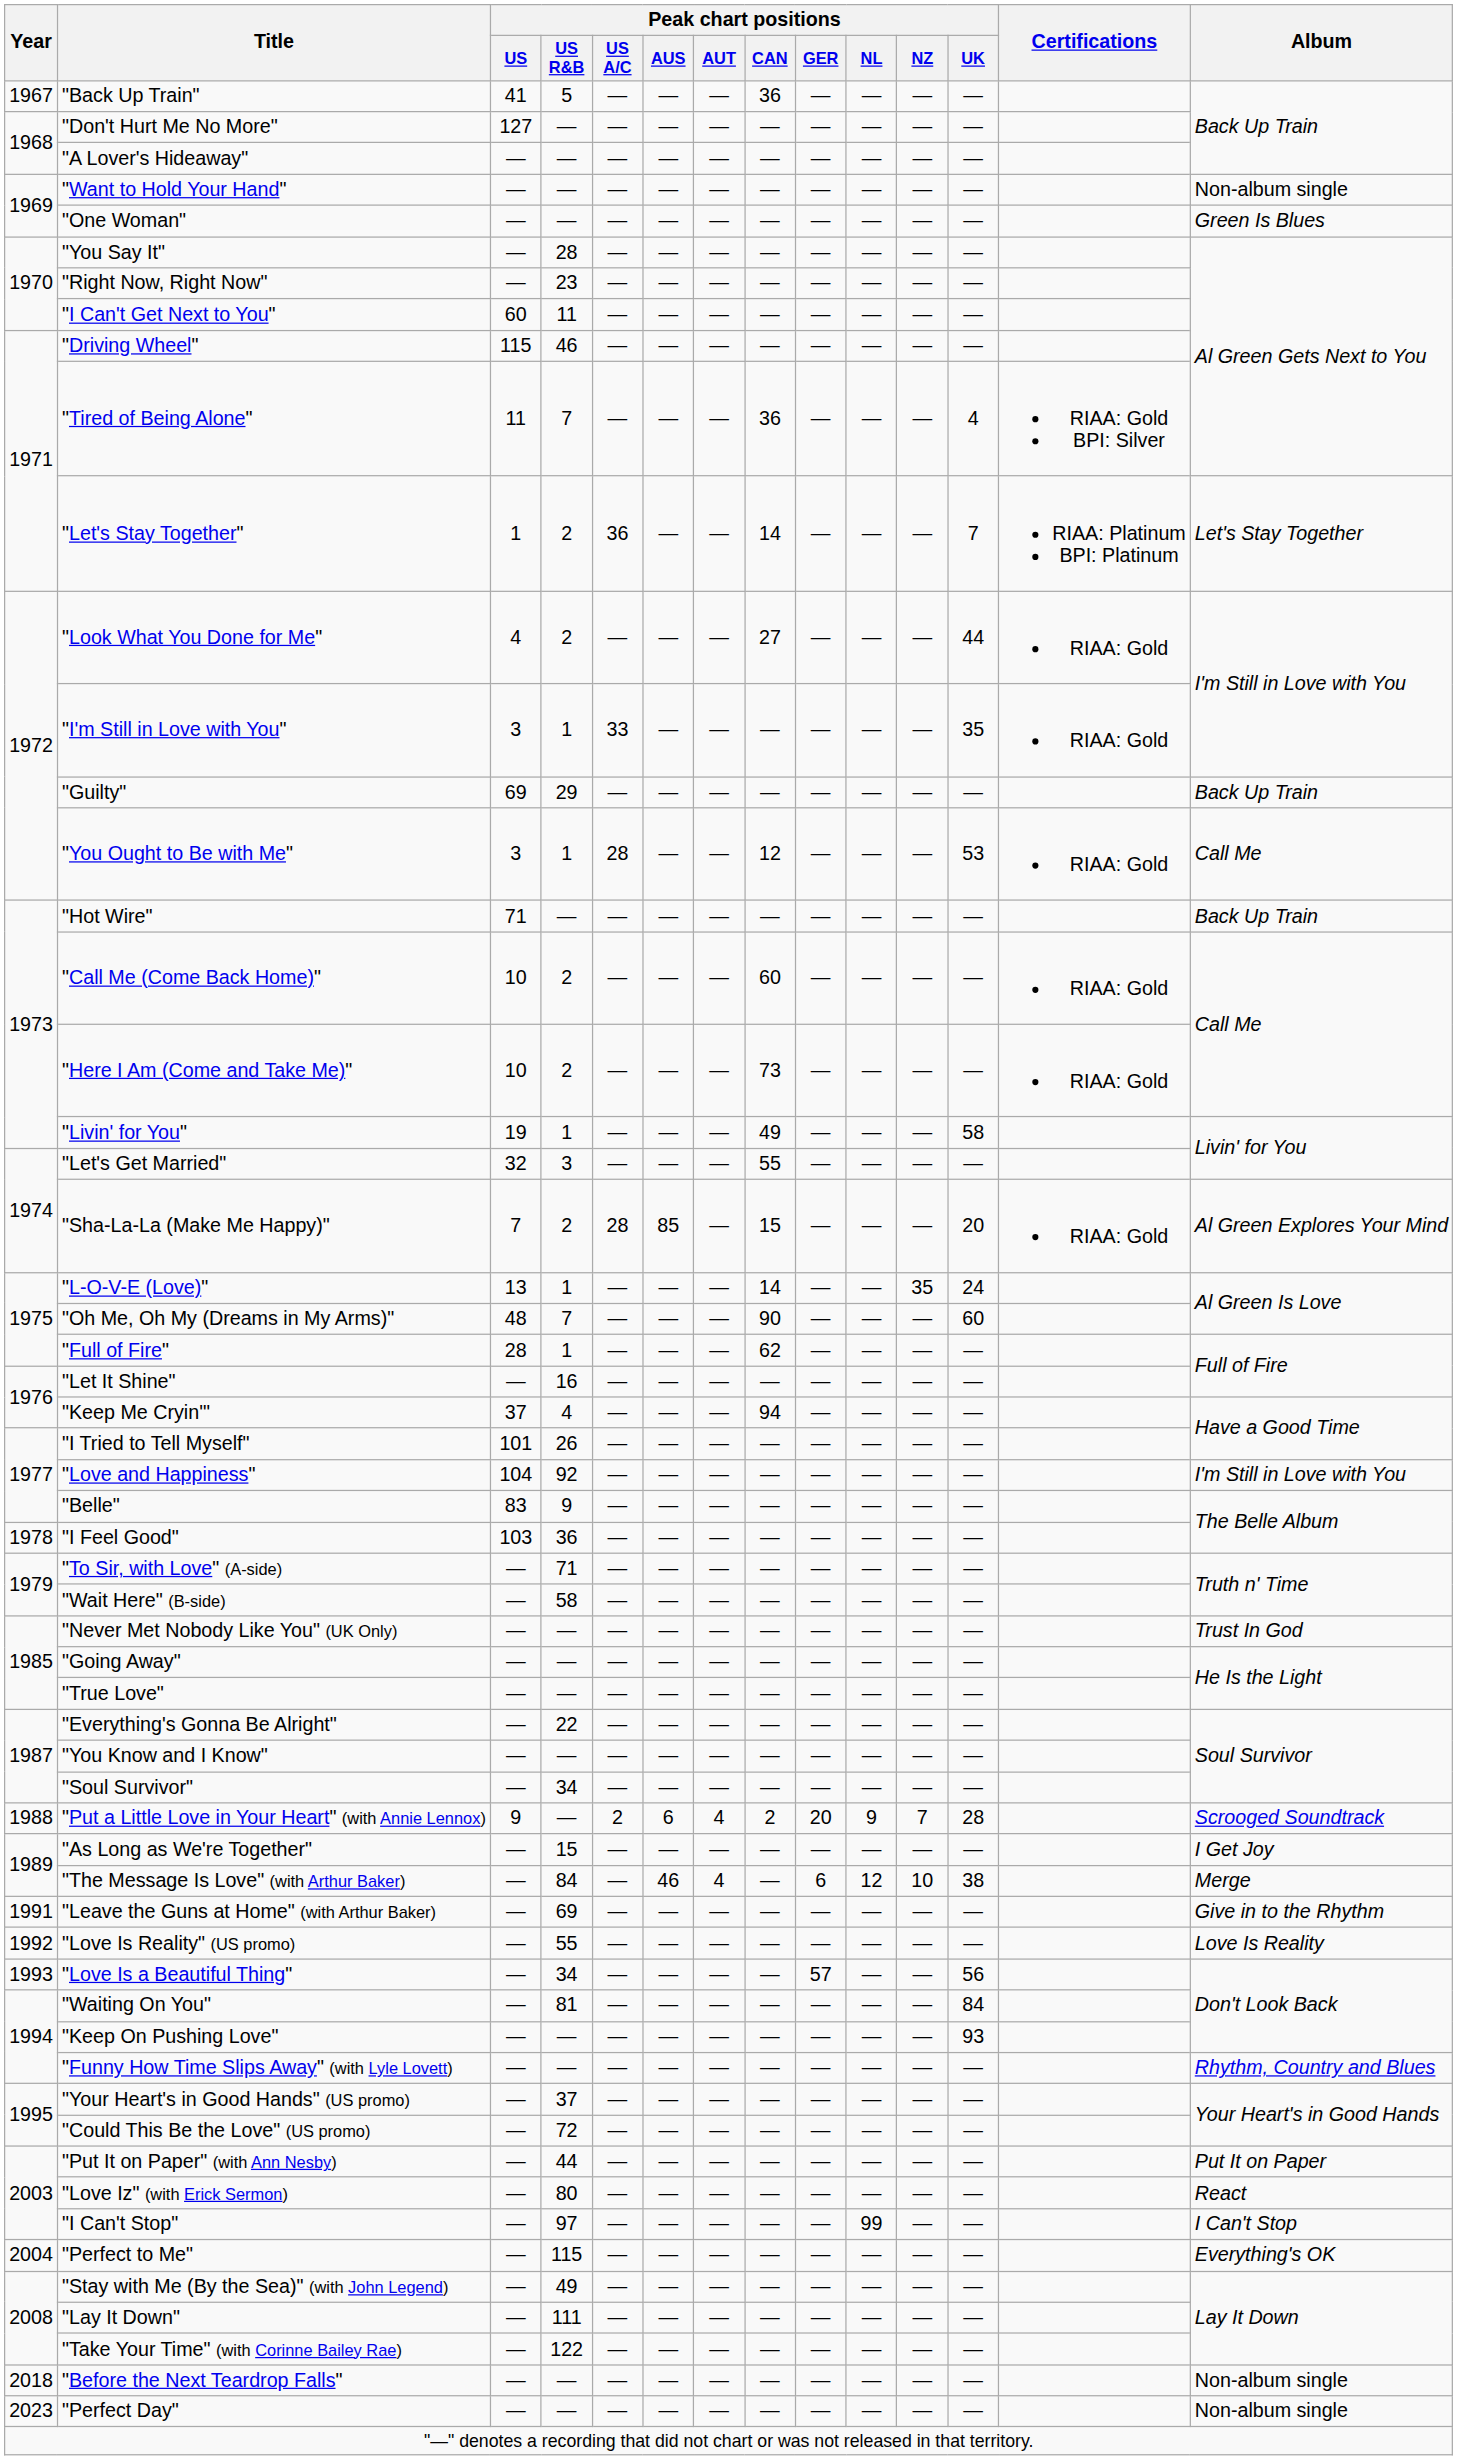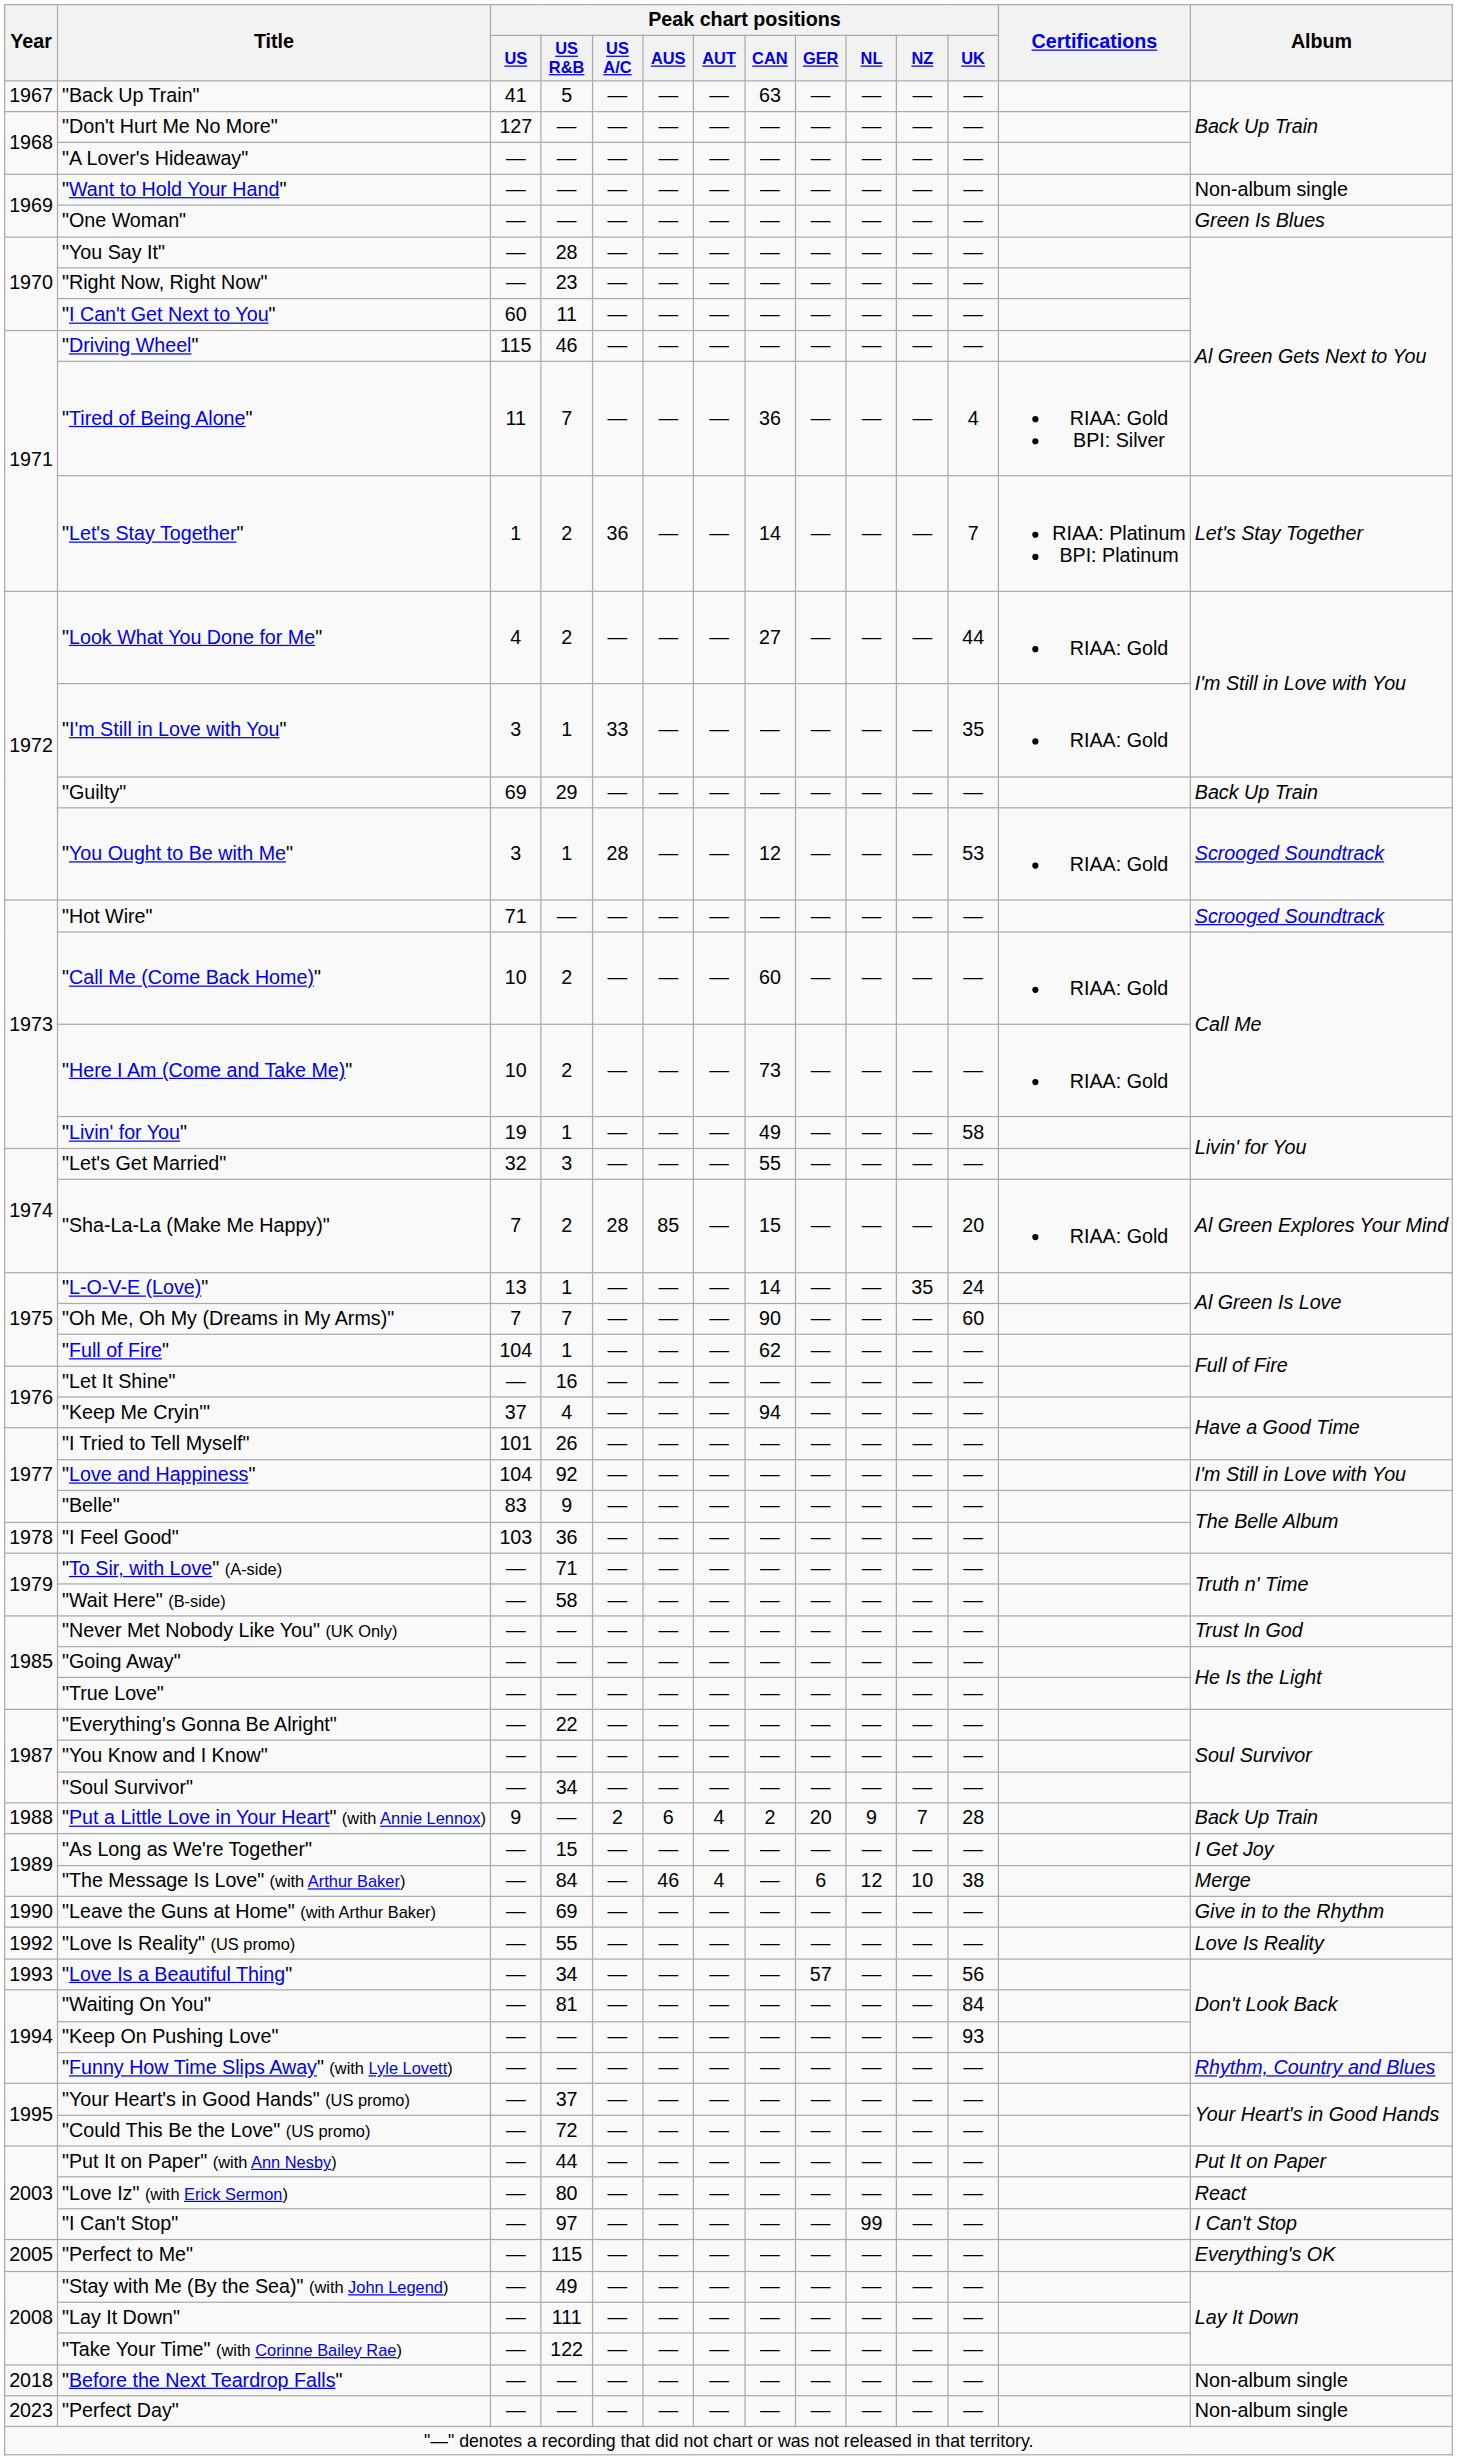(770, 95) 36 -> (770, 95) 63
(1228, 853) Call Me -> (1289, 853) Scrooged Soundtrack
(1256, 915) Back Up Train -> (1289, 915) Scrooged Soundtrack
(516, 1318) 48 -> (516, 1318) 7
(516, 1350) 28 -> (516, 1350) 104
(1289, 1818) Scrooged Soundtrack -> (1256, 1818) Back Up Train
(31, 1911) 1991 -> (31, 1911) 1990
(31, 2255) 2004 -> (31, 2255) 2005
